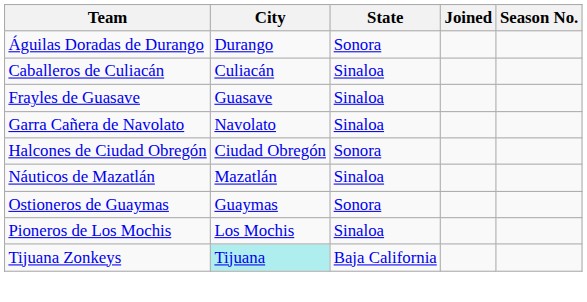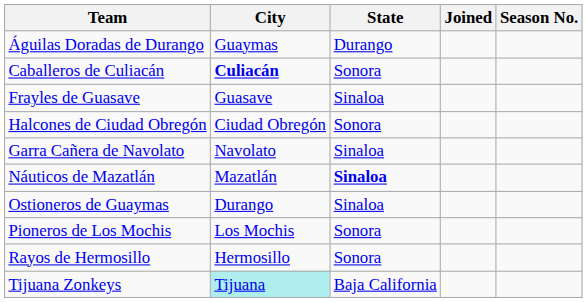(244, 44) Durango -> (246, 44) Guaymas
(357, 44) Sonora -> (363, 44) Durango
(244, 71) normal -> (247, 71) bold
(359, 71) Sinaloa -> (357, 71) Sonora
rows swapped: (96, 124) <-> (108, 151)
(359, 177) normal -> (360, 177) bold
(246, 204) Guaymas -> (244, 204) Durango
(357, 204) Sonora -> (359, 204) Sinaloa
(359, 230) Sinaloa -> (357, 230) Sonora
+ row: (79, 257)
